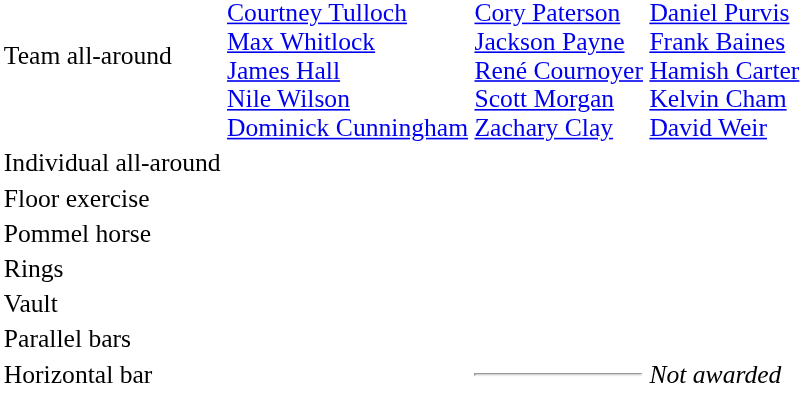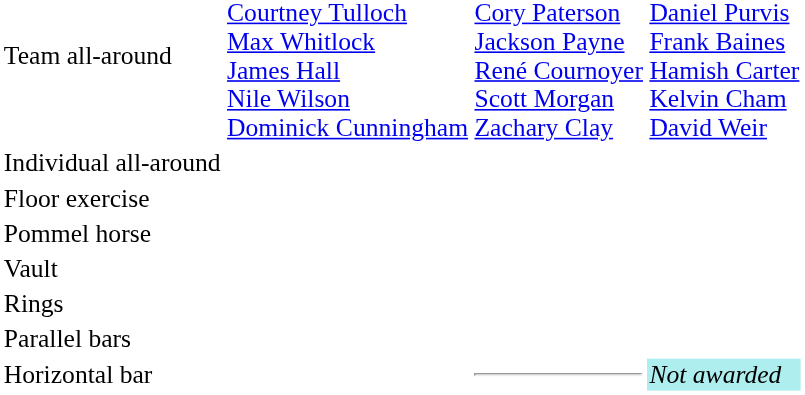rows swapped: (34, 268) <-> (31, 303)
(715, 374) no background -> (715, 374) paleturquoise background
